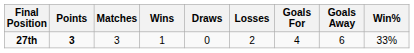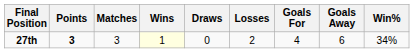(162, 40) no background -> (162, 40) lightyellow background
(387, 40) 33% -> (387, 40) 34%
